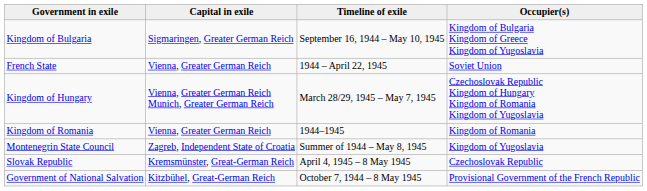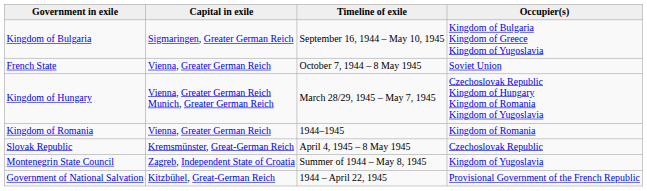(343, 66) 1944 – April 22, 1945 -> (361, 66) October 7, 1944 – 8 May 1945
rows swapped: (60, 146) <-> (40, 162)
(361, 178) October 7, 1944 – 8 May 1945 -> (343, 178) 1944 – April 22, 1945
